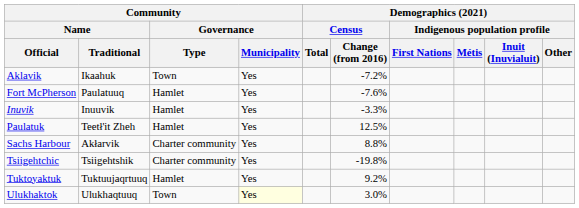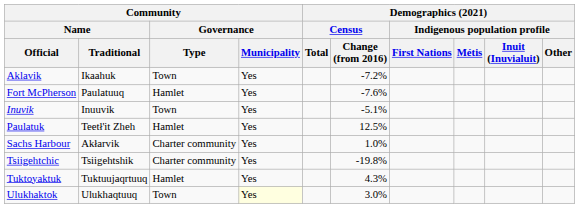(168, 110) Hamlet -> (165, 110) Town
(374, 110) -3.3% -> (374, 110) -5.1%
(376, 144) 8.8% -> (376, 144) 1.0%
(376, 178) 9.2% -> (376, 178) 4.3%
